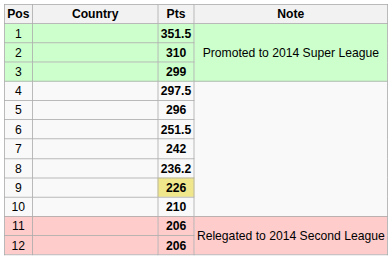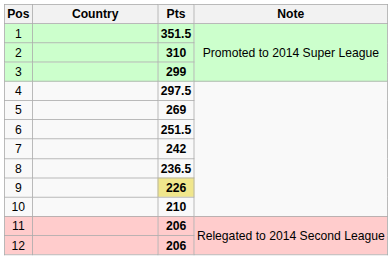(176, 110) 296 -> (176, 110) 269
(176, 168) 236.2 -> (176, 168) 236.5
